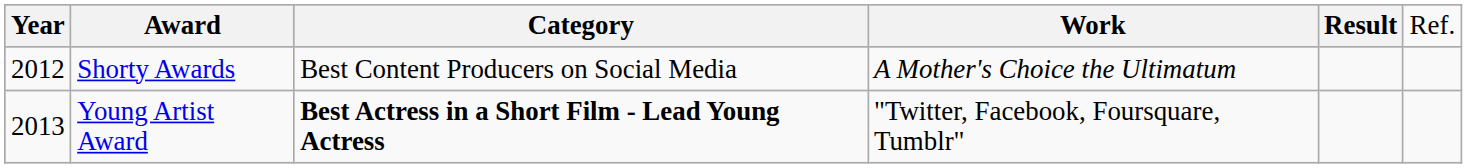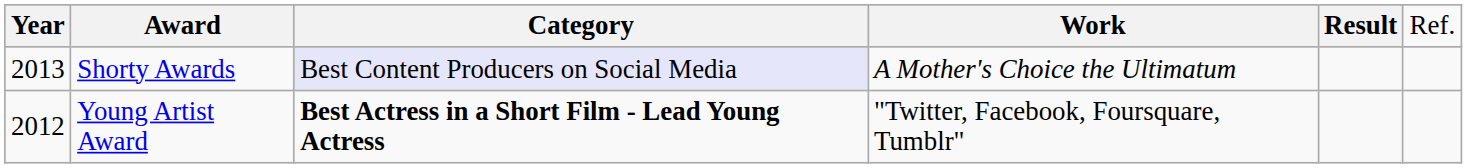(38, 68) 2012 -> (38, 68) 2013
(519, 68) no background -> (519, 68) lavender background
(38, 126) 2013 -> (38, 126) 2012
